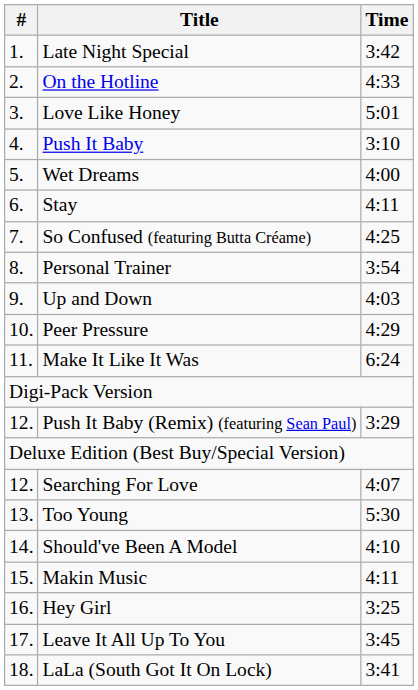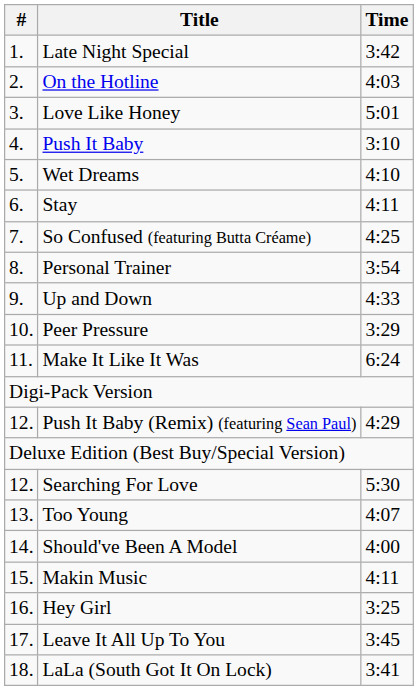(383, 81) 4:33 -> (383, 81) 4:03
(383, 174) 4:00 -> (383, 174) 4:10
(383, 298) 4:03 -> (383, 298) 4:33
(383, 329) 4:29 -> (383, 329) 3:29
(383, 422) 3:29 -> (383, 422) 4:29
(383, 484) 4:07 -> (383, 484) 5:30
(383, 515) 5:30 -> (383, 515) 4:07
(383, 546) 4:10 -> (383, 546) 4:00
